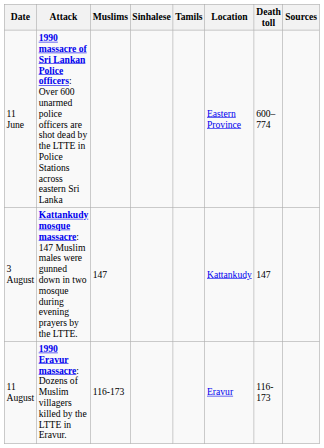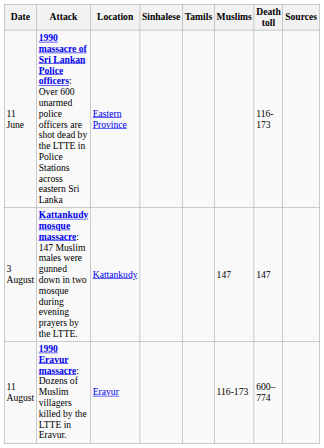columns swapped: (229, 17) <-> (110, 17)
(266, 119) 600–774 -> (265, 119) 116-173
(265, 392) 116-173 -> (266, 392) 600–774
